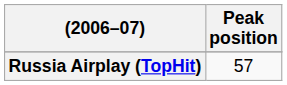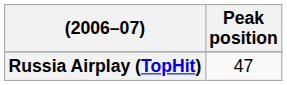(244, 66) 57 -> (244, 66) 47
